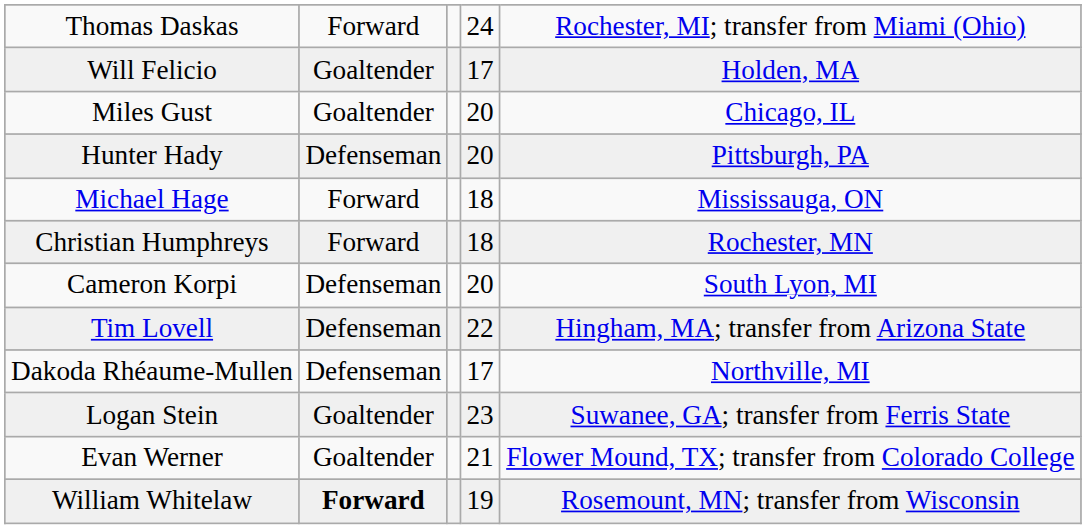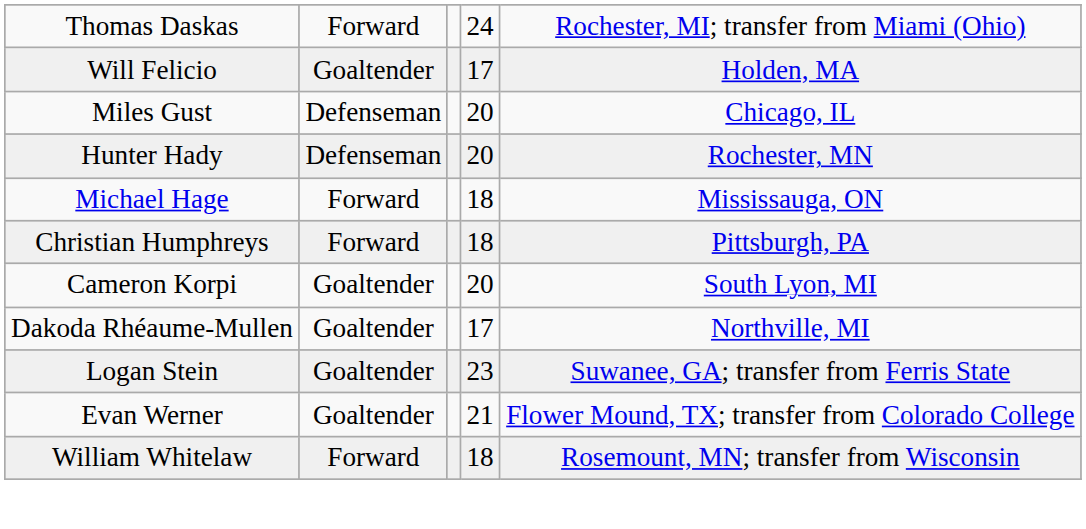(373, 112) Goaltender -> (373, 112) Defenseman
(790, 155) Pittsburgh, PA -> (790, 155) Rochester, MN
(790, 241) Rochester, MN -> (790, 241) Pittsburgh, PA
(373, 284) Defenseman -> (373, 284) Goaltender
- row: (152, 328)
(373, 371) Defenseman -> (373, 328) Goaltender
(373, 500) bold -> (373, 457) normal
(480, 500) 19 -> (480, 457) 18
